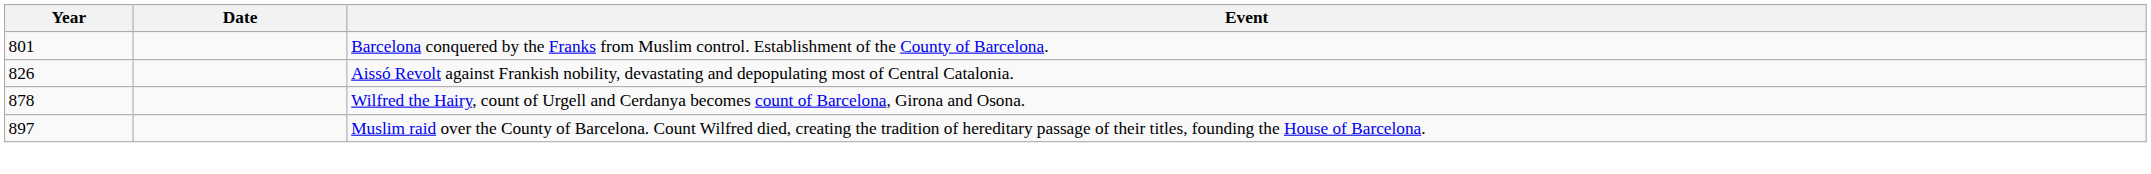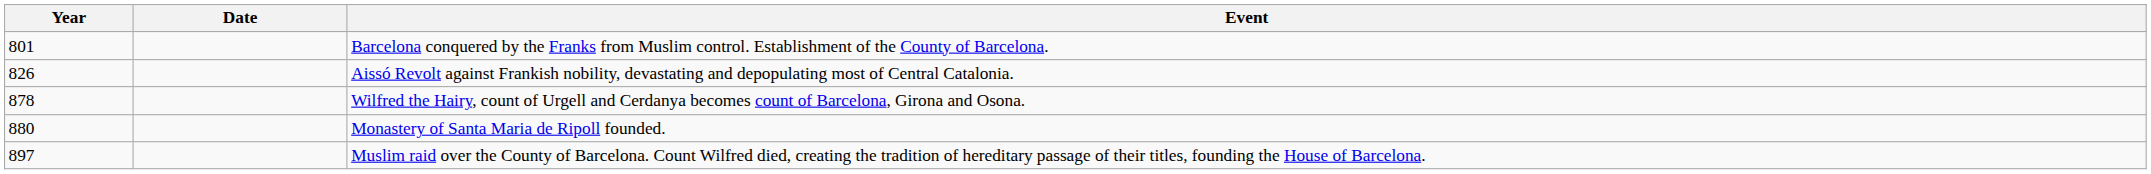+ row: (508, 127)
